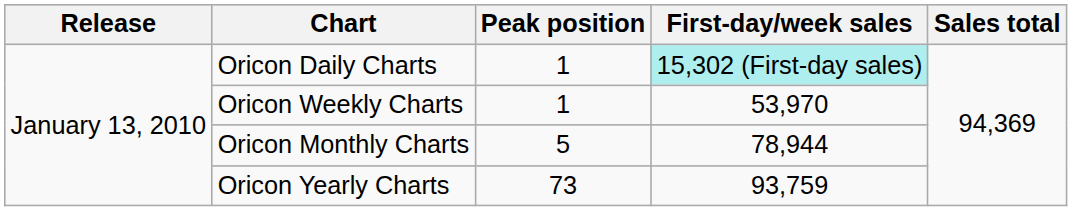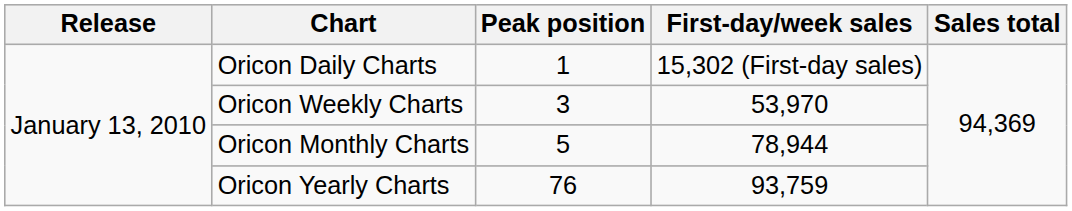(790, 64) paleturquoise background -> (790, 64) no background
(563, 104) 1 -> (563, 104) 3
(563, 184) 73 -> (563, 184) 76
